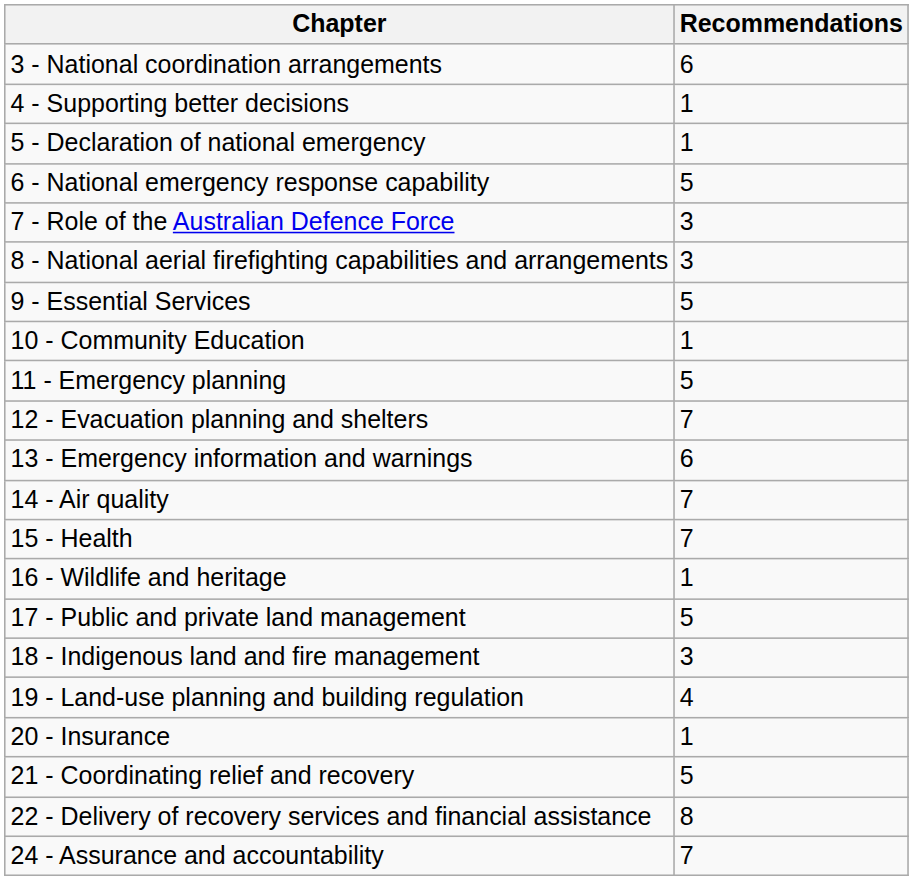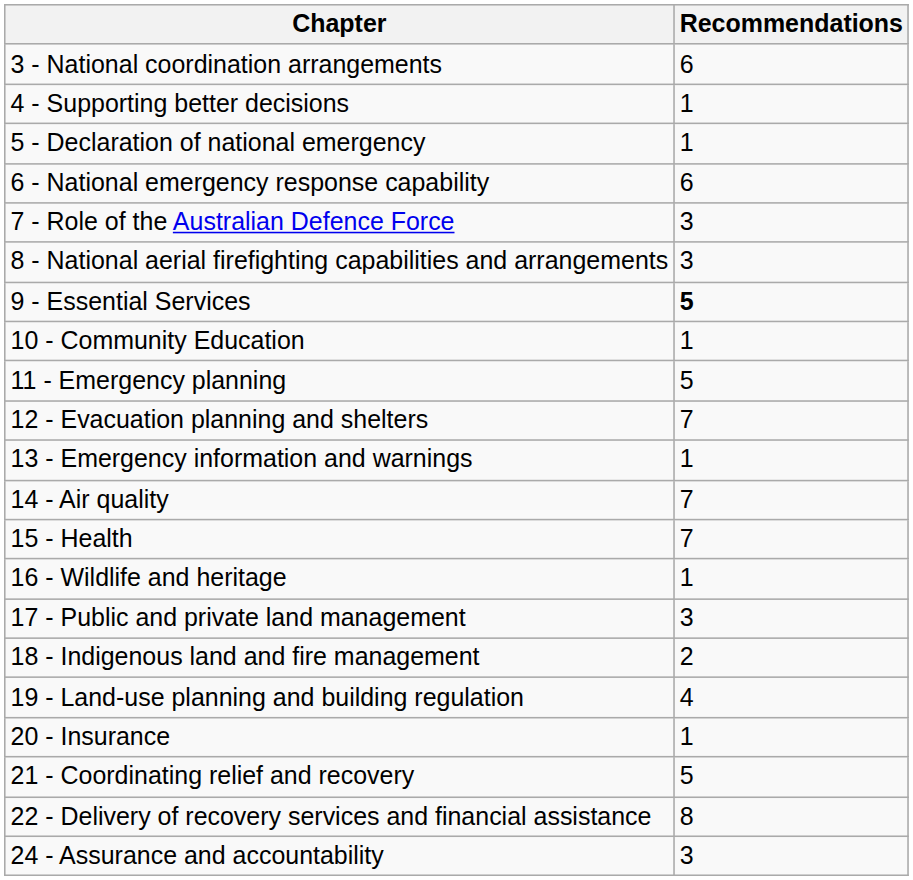(687, 182) 5 -> (687, 182) 6
(687, 301) normal -> (687, 301) bold
(687, 459) 6 -> (687, 459) 1
(687, 618) 5 -> (687, 618) 3
(687, 657) 3 -> (687, 657) 2
(687, 855) 7 -> (687, 855) 3
